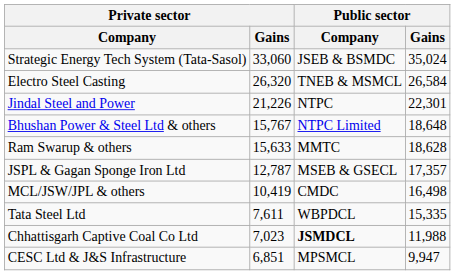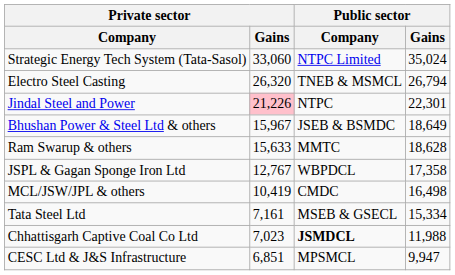(346, 59) JSEB & BSMDC -> (339, 59) NTPC Limited
(427, 81) 26,584 -> (427, 81) 26,794
(272, 103) no background -> (272, 103) pink background
(272, 125) 15,767 -> (272, 125) 15,967
(339, 125) NTPC Limited -> (346, 125) JSEB & BSMDC
(427, 125) 18,648 -> (427, 125) 18,649
(272, 170) 12,787 -> (272, 170) 12,767
(347, 170) MSEB & GSECL -> (327, 170) WBPDCL
(427, 170) 17,357 -> (427, 170) 17,358
(268, 214) 7,611 -> (268, 214) 7,161
(327, 214) WBPDCL -> (347, 214) MSEB & GSECL
(427, 214) 15,335 -> (427, 214) 15,334
